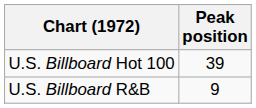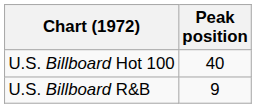(215, 63) 39 -> (215, 63) 40
